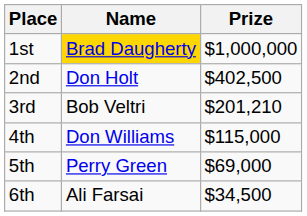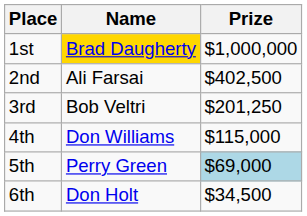(102, 78) Don Holt -> (105, 78) Ali Farsai
(243, 107) $201,210 -> (243, 107) $201,250
(238, 166) no background -> (238, 166) lightblue background
(105, 195) Ali Farsai -> (102, 195) Don Holt
